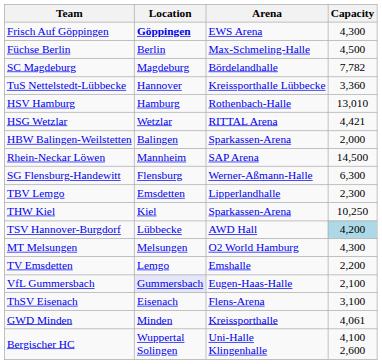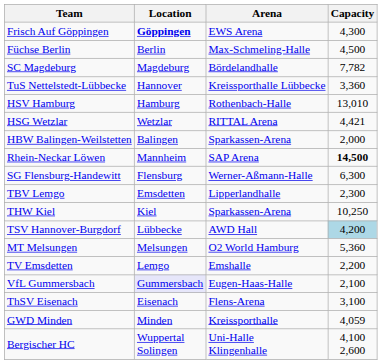(352, 157) normal -> (352, 157) bold
(352, 247) 4,300 -> (352, 247) 5,360
(352, 319) 4,061 -> (352, 319) 4,059
